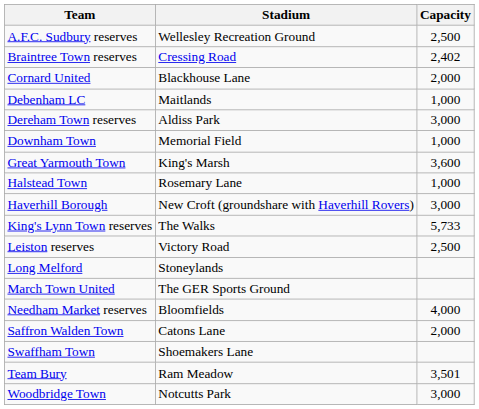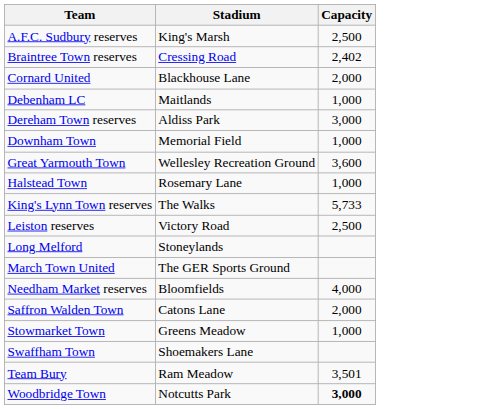(237, 36) Wellesley Recreation Ground -> (194, 36) King's Marsh
(194, 162) King's Marsh -> (237, 162) Wellesley Recreation Ground
- row: (57, 204)
+ row: (56, 330)
(445, 394) normal -> (347, 394) bold
